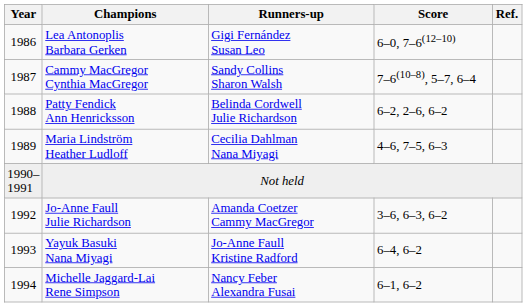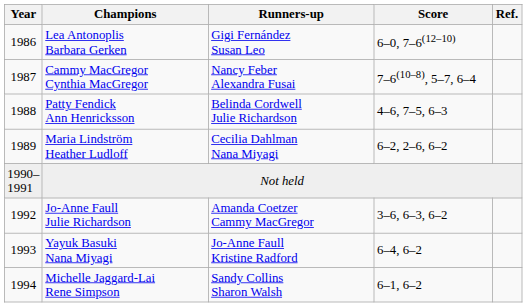(247, 76) Sandy Collins Sharon Walsh -> (253, 76) Nancy Feber Alexandra Fusai
(412, 111) 6–2, 2–6, 6–2 -> (412, 111) 4–6, 7–5, 6–3
(412, 146) 4–6, 7–5, 6–3 -> (412, 146) 6–2, 2–6, 6–2
(253, 285) Nancy Feber Alexandra Fusai -> (247, 285) Sandy Collins Sharon Walsh
